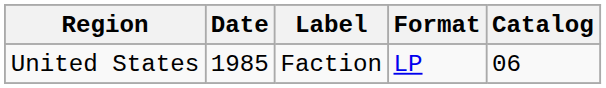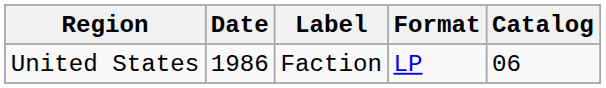(240, 64) 1985 -> (240, 64) 1986
